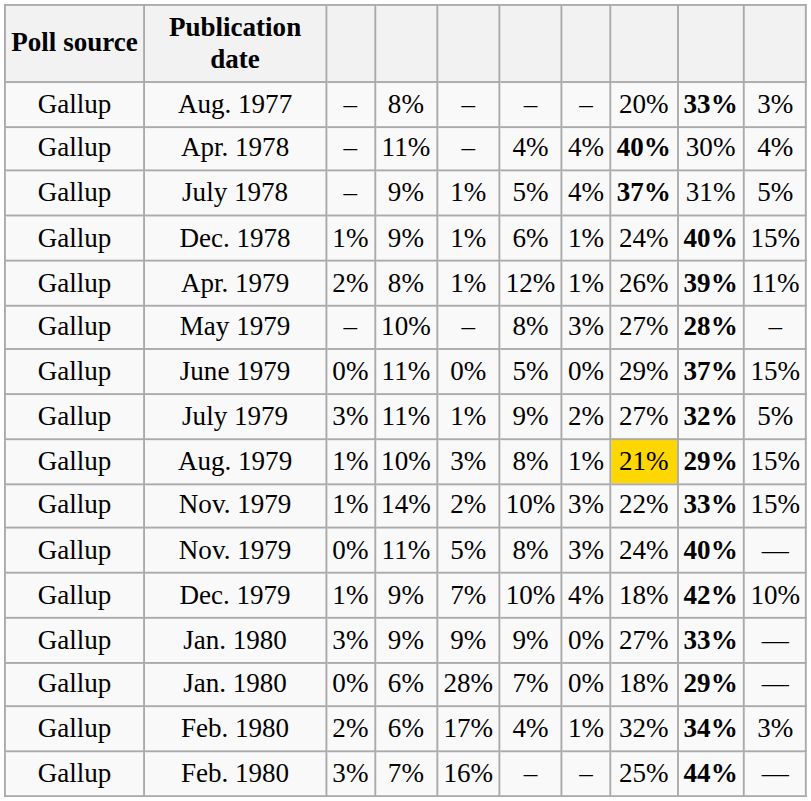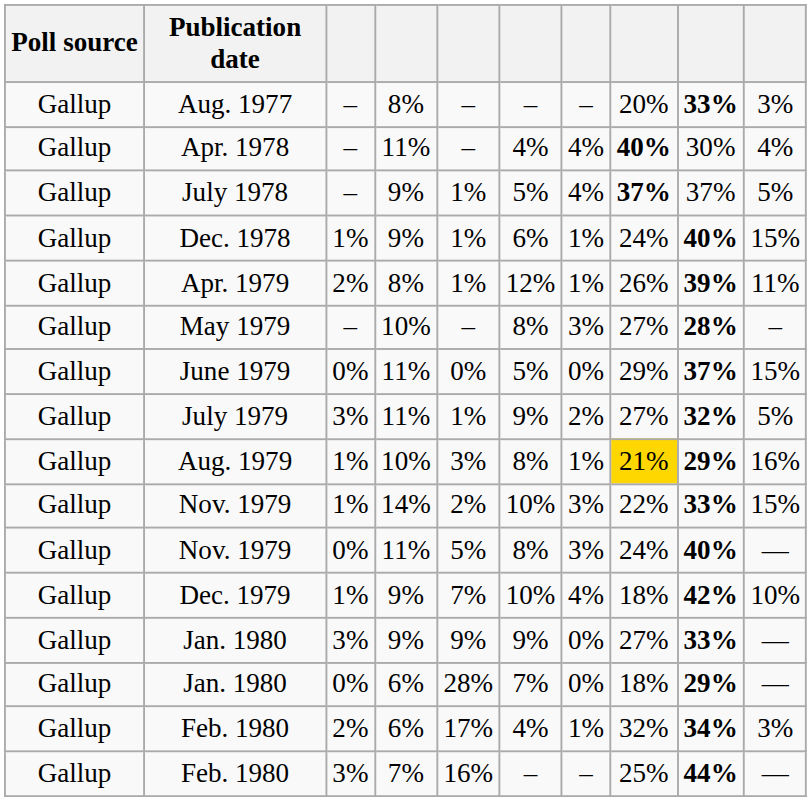(711, 193) 31% -> (711, 193) 37%
(775, 461) 15% -> (775, 461) 16%
